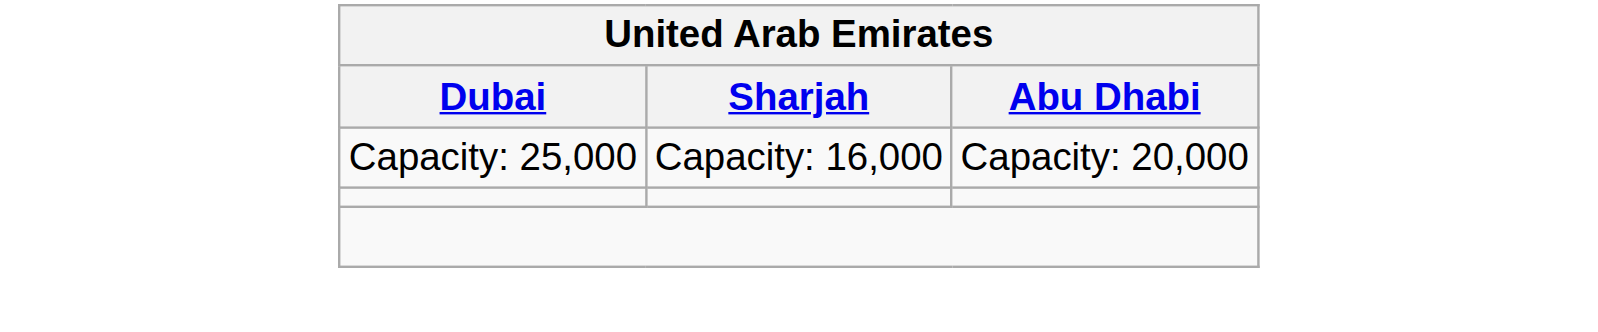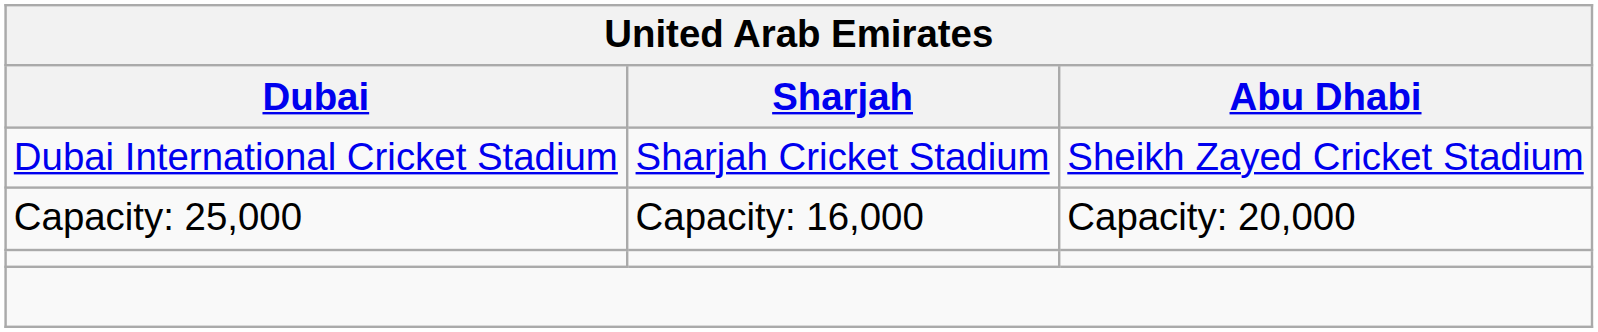+ row: (316, 156)
